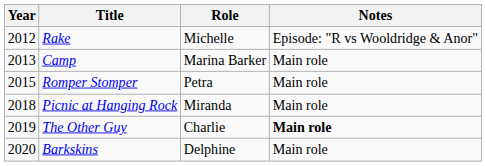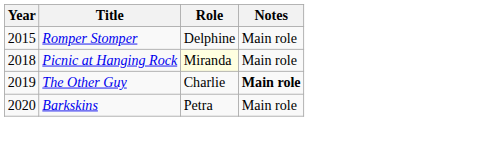- row: (56, 37)
- row: (59, 60)
(198, 82) Petra -> (210, 37) Delphine
(208, 104) no background -> (208, 60) lightyellow background
(210, 149) Delphine -> (198, 104) Petra
